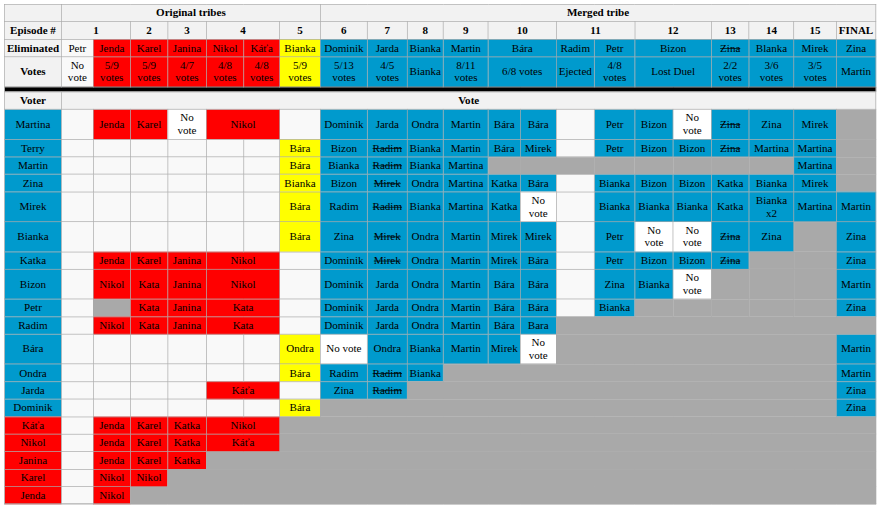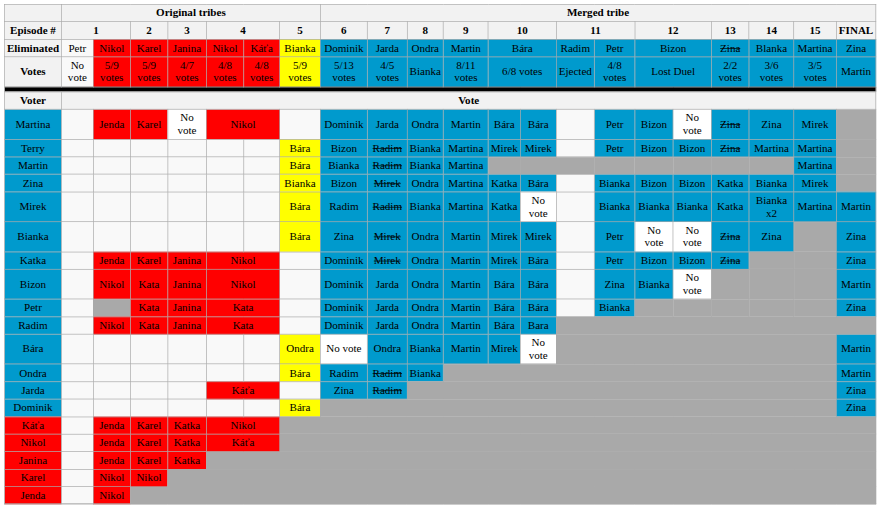(112, 48) Jenda -> (112, 48) Nikol
(425, 48) Bianka -> (425, 48) Ondra
(815, 48) Mirek -> (815, 48) Martina
(466, 148) Martin -> (466, 148) Martina
(504, 148) Bára -> (504, 148) Mirek
